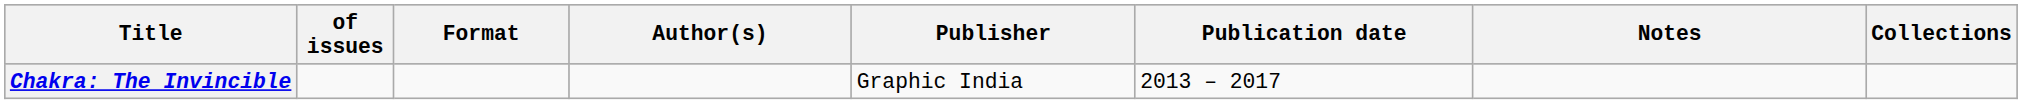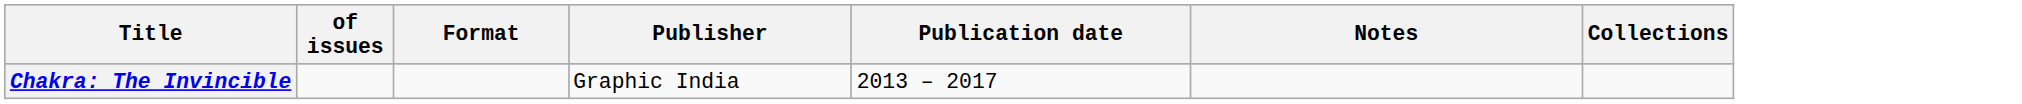- column: (710, 34)
